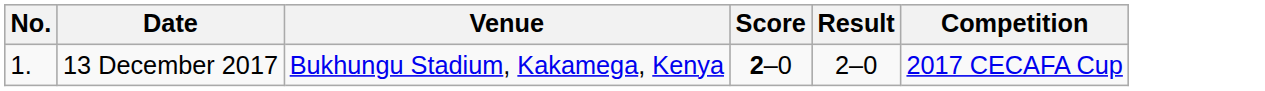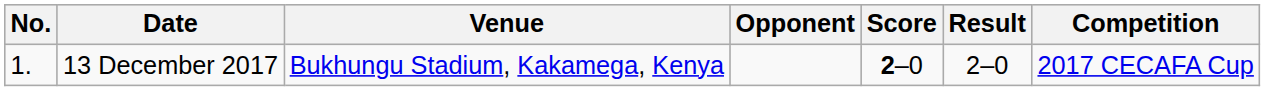+ column: (795, 24)
